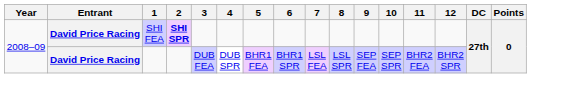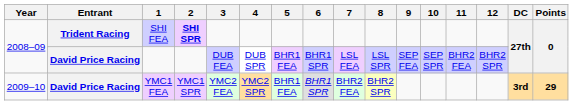(95, 33) David Price Racing -> (95, 33) Trident Racing
+ row: (158, 86)
